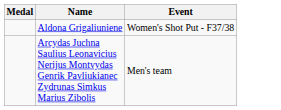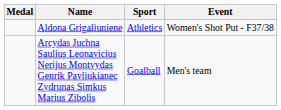+ column: (145, 12)
